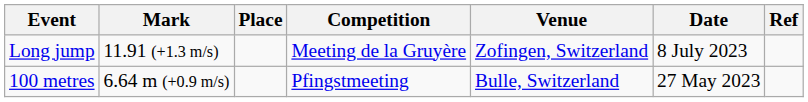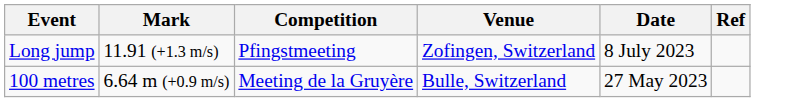- column: (260, 19)
(379, 50) Meeting de la Gruyère -> (297, 50) Pfingstmeeting
(350, 81) Pfingstmeeting -> (326, 81) Meeting de la Gruyère
